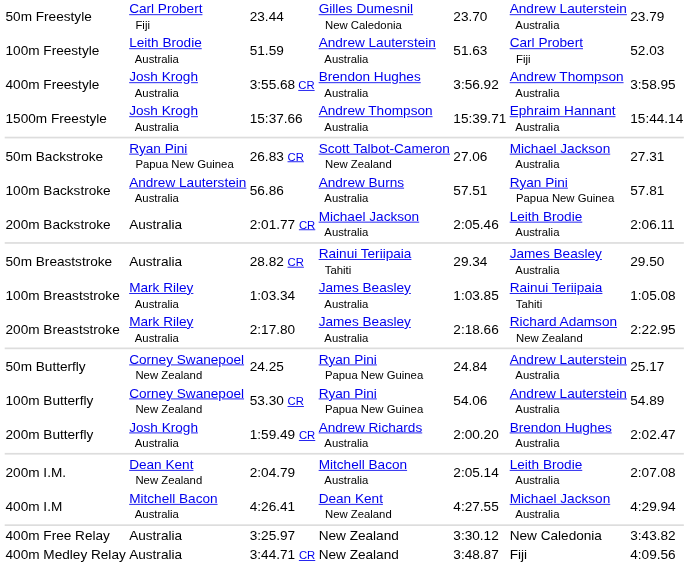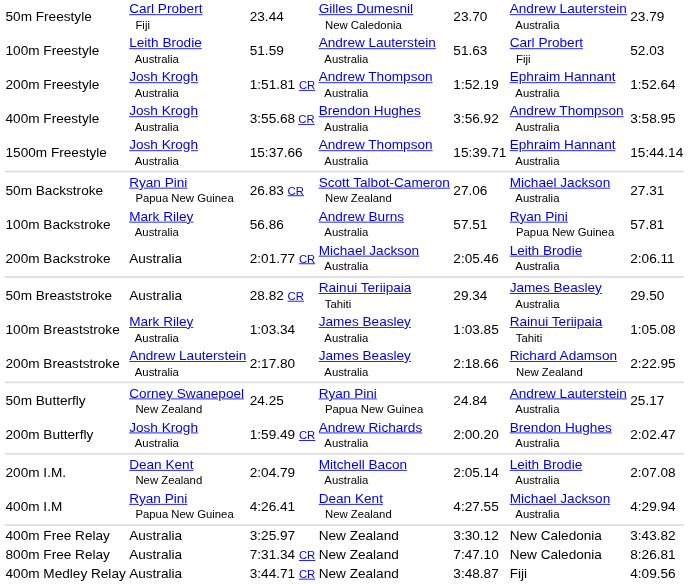+ row: (52, 84)
(188, 190) Andrew Lauterstein Australia -> (161, 224) Mark Riley Australia
(161, 329) Mark Riley Australia -> (188, 363) Andrew Lauterstein Australia
- row: (49, 401)
(173, 506) Mitchell Bacon Australia -> (181, 506) Ryan Pini Papua New Guinea
+ row: (58, 554)
